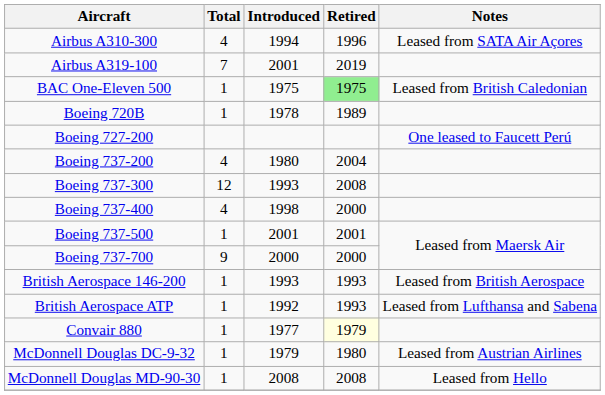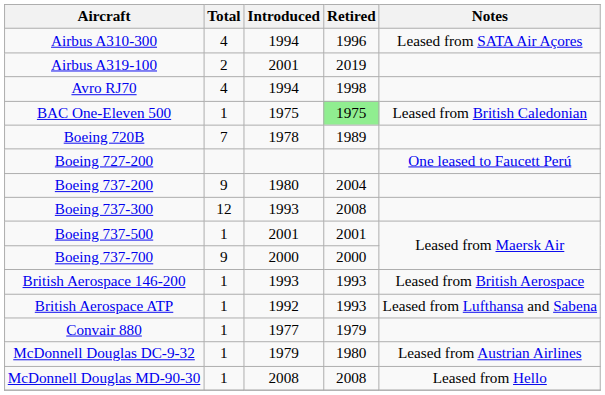(224, 64) 7 -> (224, 64) 2
+ row: (104, 88)
(224, 112) 1 -> (224, 137) 7
(224, 161) 4 -> (224, 185) 9
- row: (104, 209)
(351, 329) lightyellow background -> (351, 329) no background
